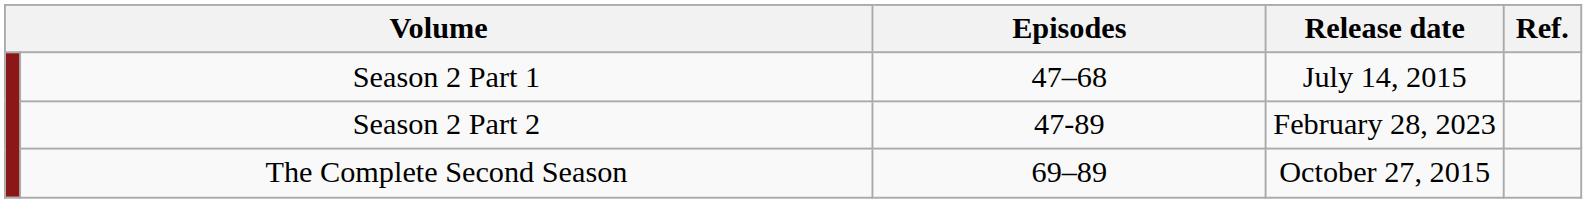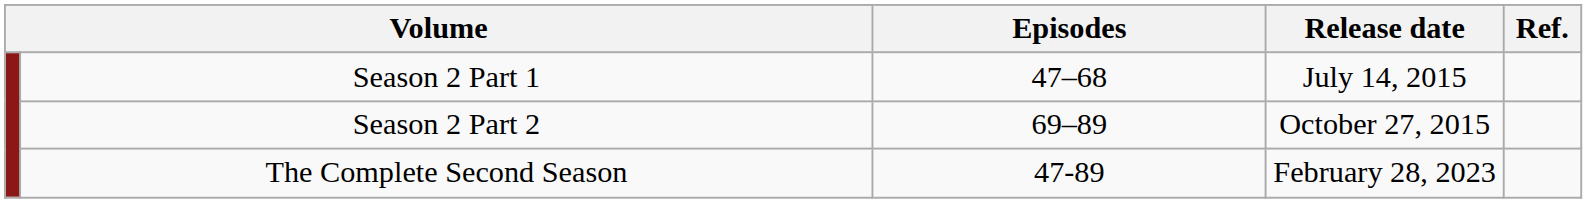(1069, 124) 47-89 -> (1069, 124) 69–89
(1385, 124) February 28, 2023 -> (1385, 124) October 27, 2015
(1069, 172) 69–89 -> (1069, 172) 47-89
(1385, 172) October 27, 2015 -> (1385, 172) February 28, 2023
